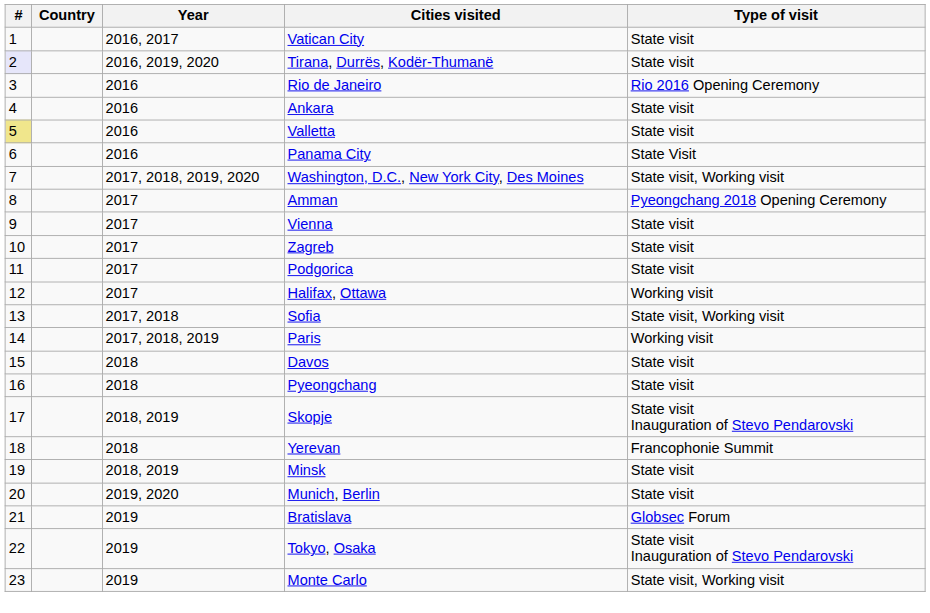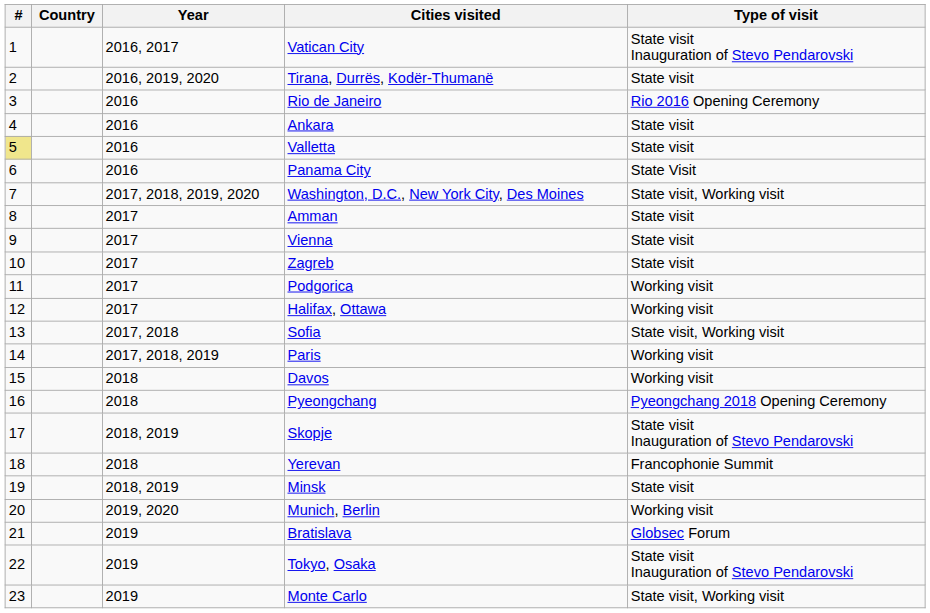(662, 39) State visit -> (742, 47) State visit Inauguration of Stevo Pendarovski
(13, 62) lavender background -> (13, 78) no background
(759, 200) Pyeongchang 2018 Opening Ceremony -> (662, 217) State visit
(662, 270) State visit -> (672, 286) Working visit
(662, 362) State visit -> (672, 378) Working visit
(662, 385) State visit -> (759, 401) Pyeongchang 2018 Opening Ceremony
(662, 494) State visit -> (672, 510) Working visit
